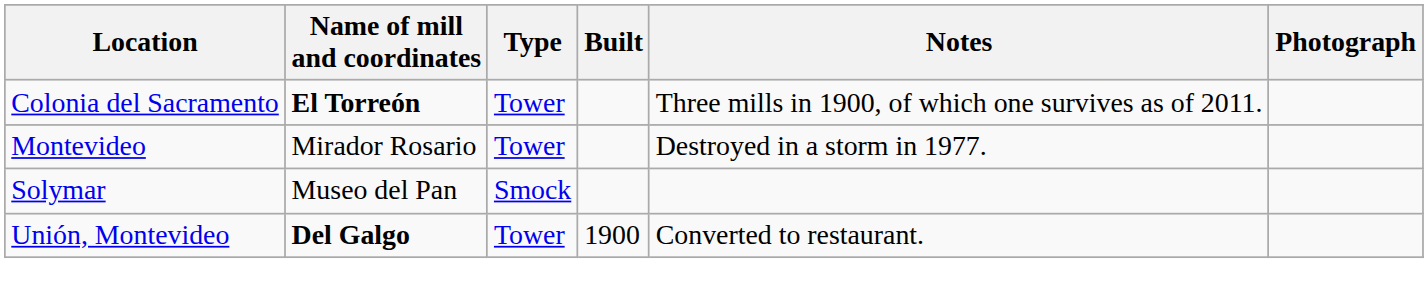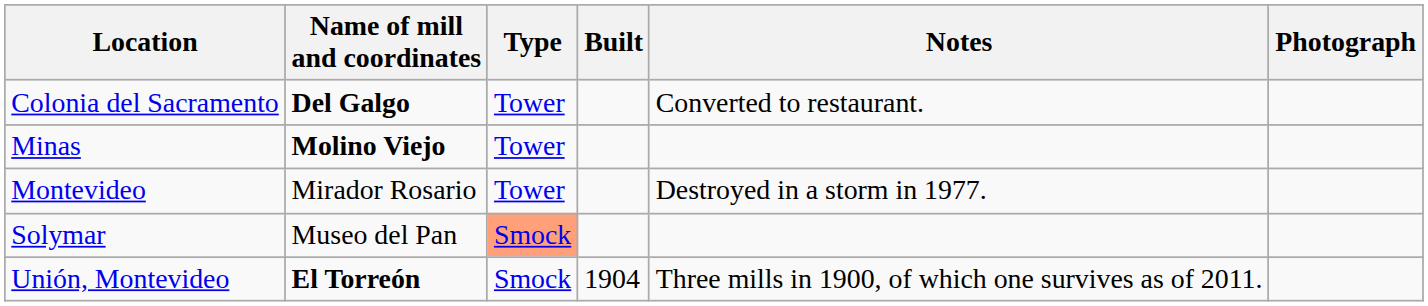(356, 102) El Torreón -> (351, 102) Del Galgo
(959, 102) Three mills in 1900, of which one survives as of 2011. -> (790, 102) Converted to restaurant.
+ row: (46, 146)
(533, 190) no background -> (533, 234) lightsalmon background
(351, 234) Del Galgo -> (356, 278) El Torreón
(529, 234) Tower -> (533, 278) Smock
(612, 234) 1900 -> (612, 278) 1904
(790, 234) Converted to restaurant. -> (959, 278) Three mills in 1900, of which one survives as of 2011.
